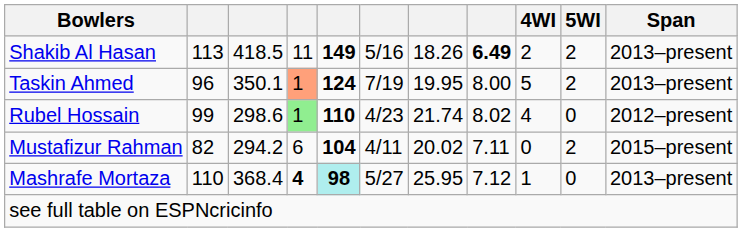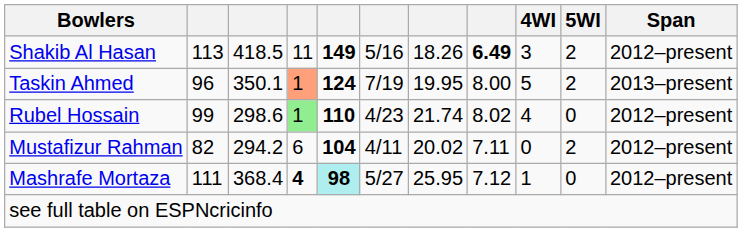(526, 52) 2 -> (526, 52) 3
(671, 52) 2013–present -> (671, 52) 2012–present
(671, 147) 2015–present -> (671, 147) 2012–present
(208, 178) 110 -> (207, 178) 111
(671, 178) 2013–present -> (671, 178) 2012–present
